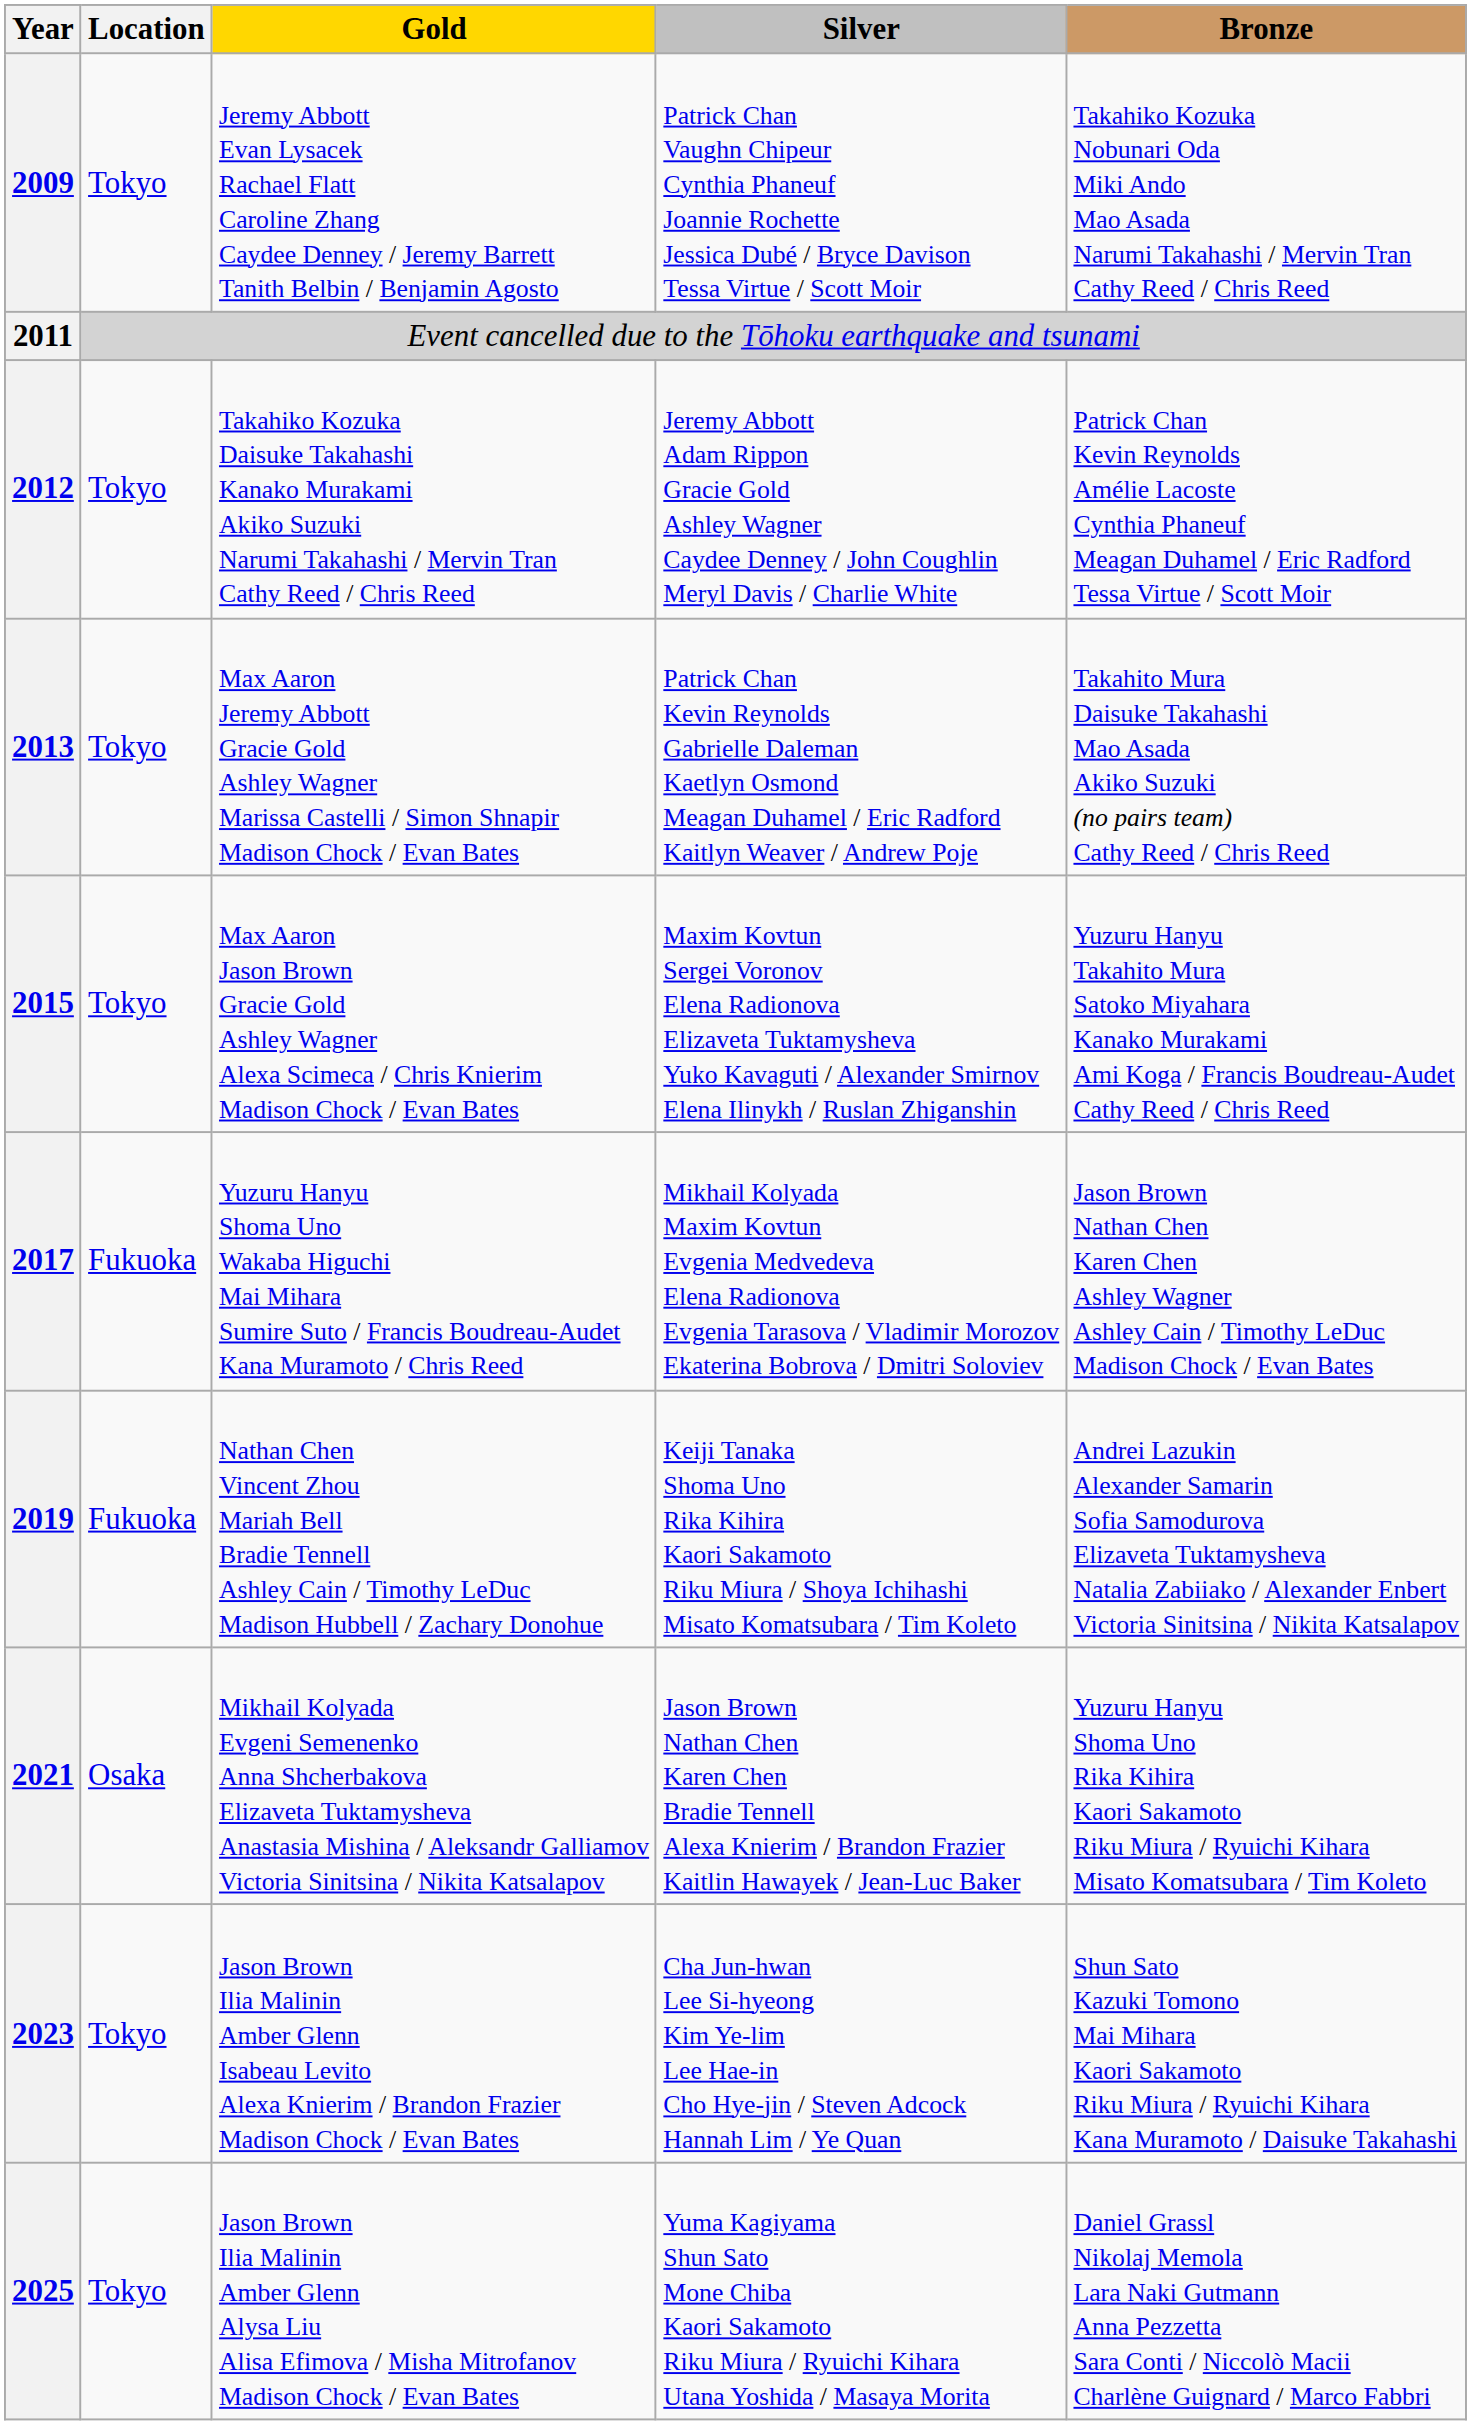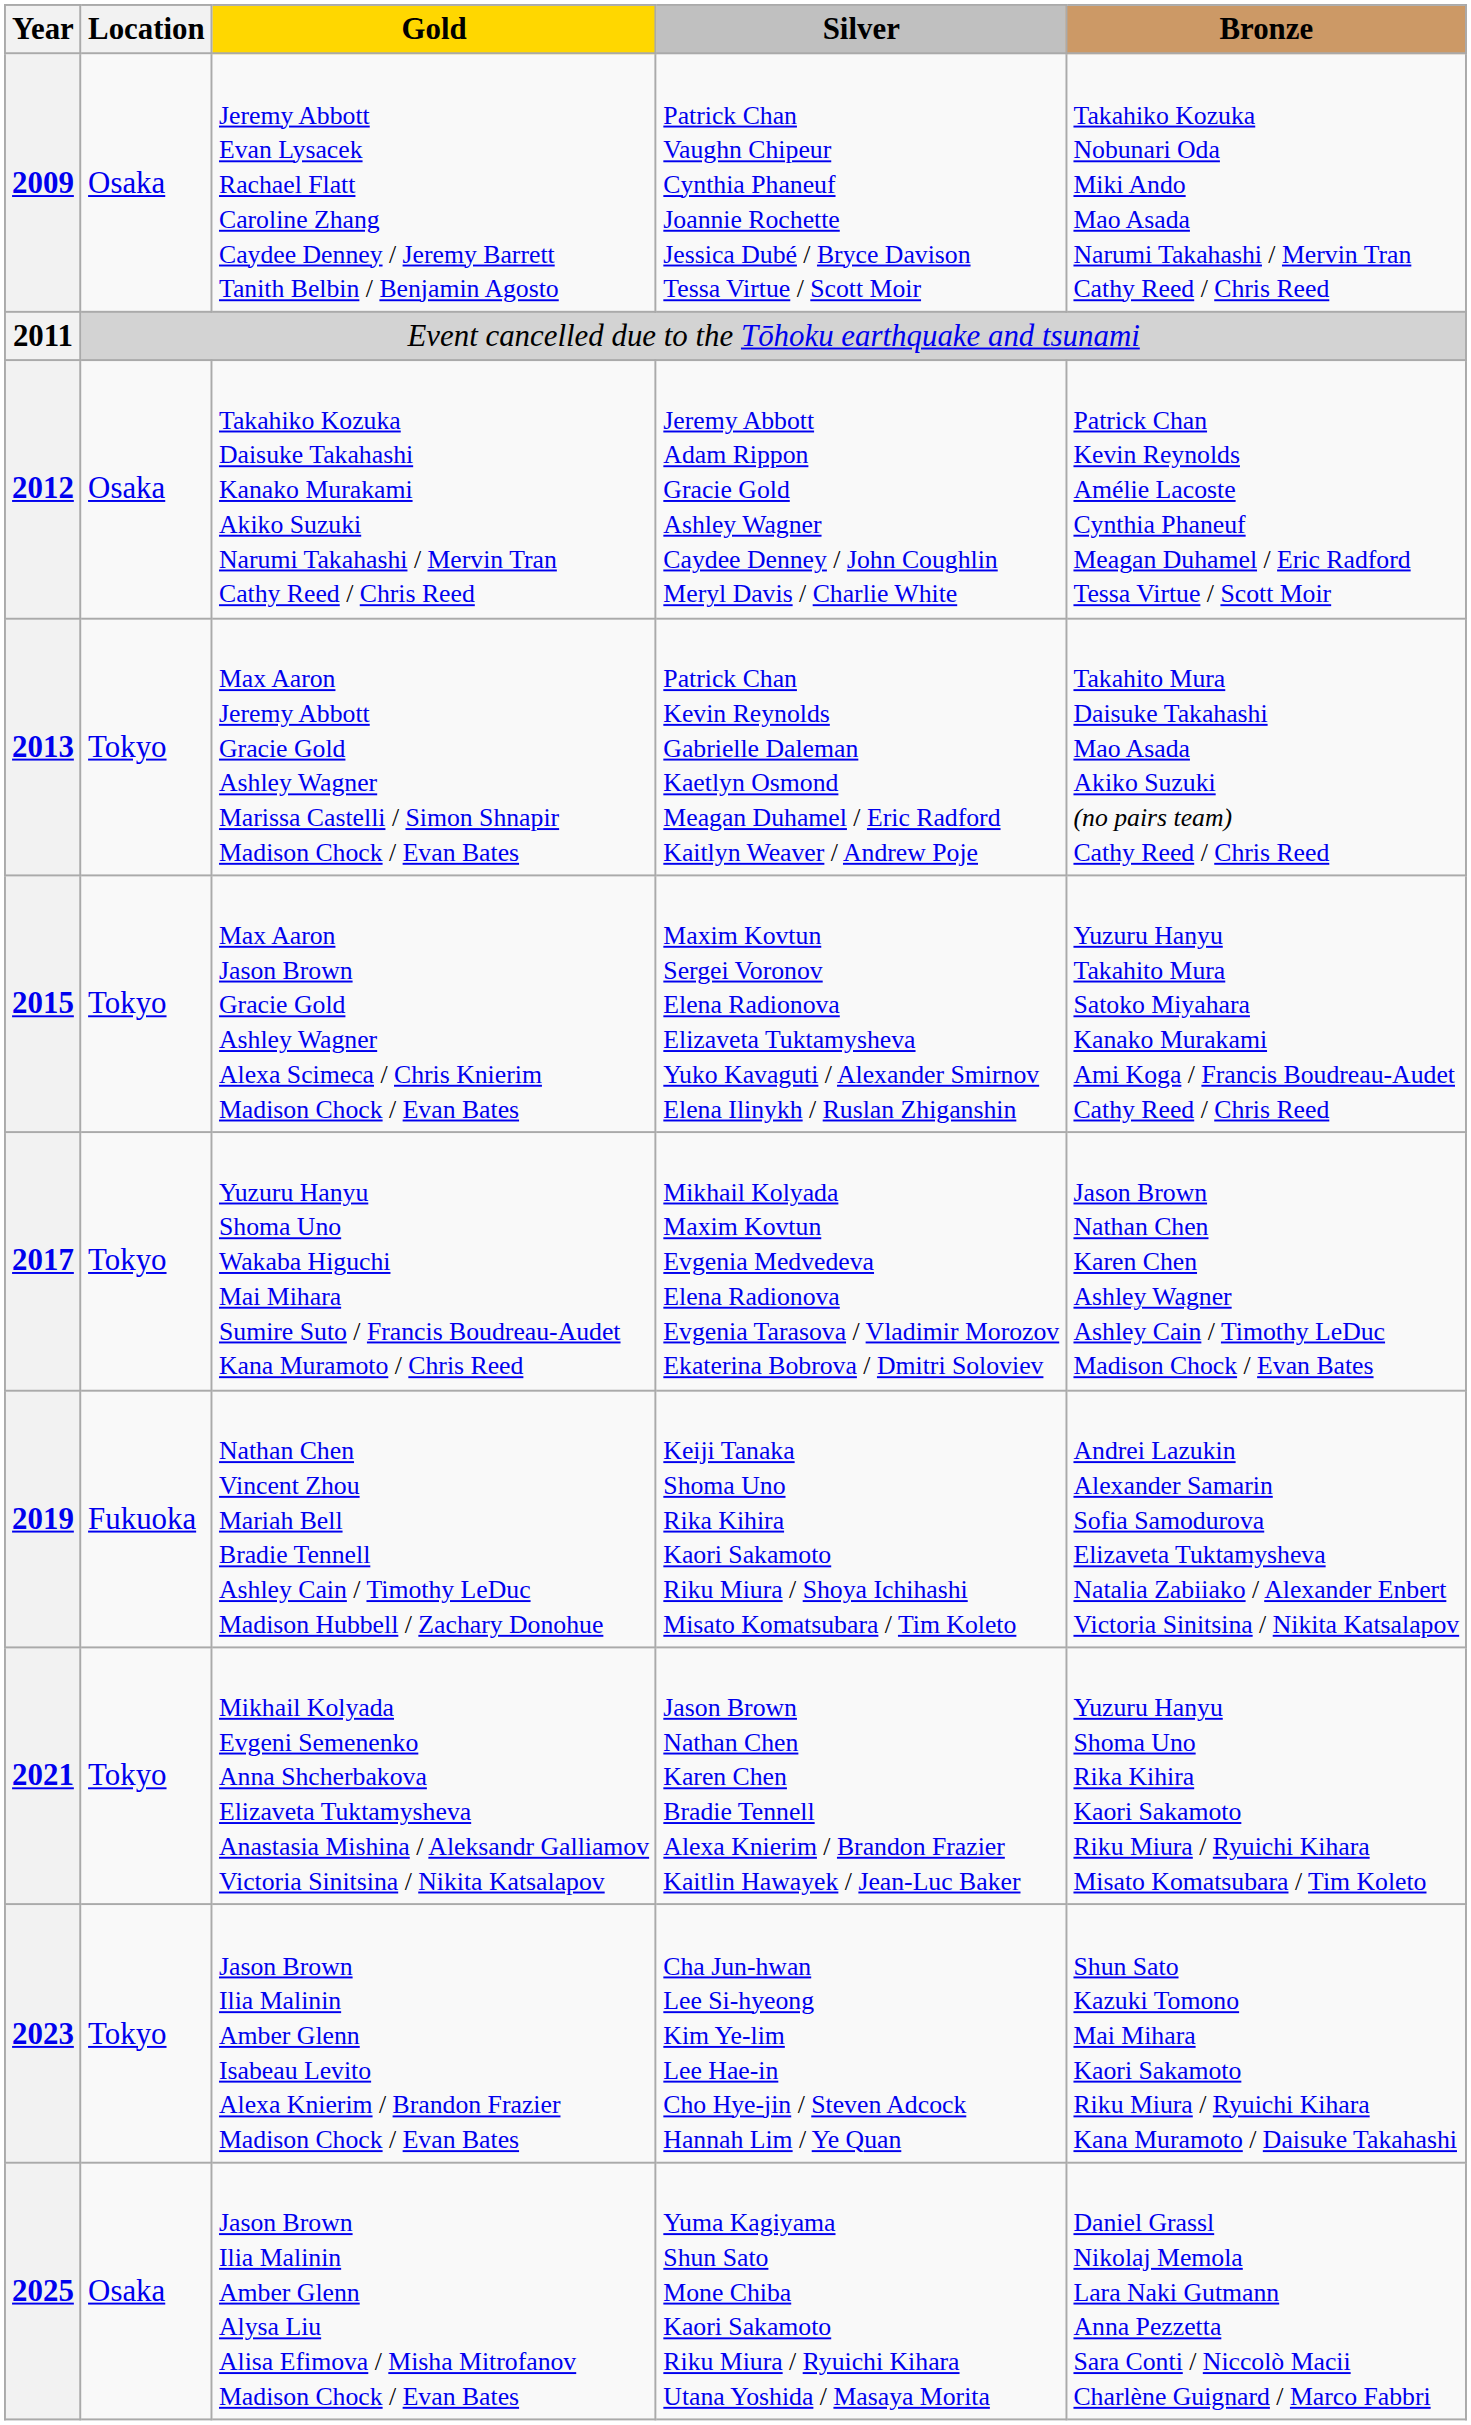(127, 182) Tokyo -> (127, 182) Osaka
(127, 488) Tokyo -> (127, 488) Osaka
(142, 1260) Fukuoka -> (127, 1260) Tokyo
(127, 1775) Osaka -> (127, 1775) Tokyo
(127, 2290) Tokyo -> (127, 2290) Osaka
